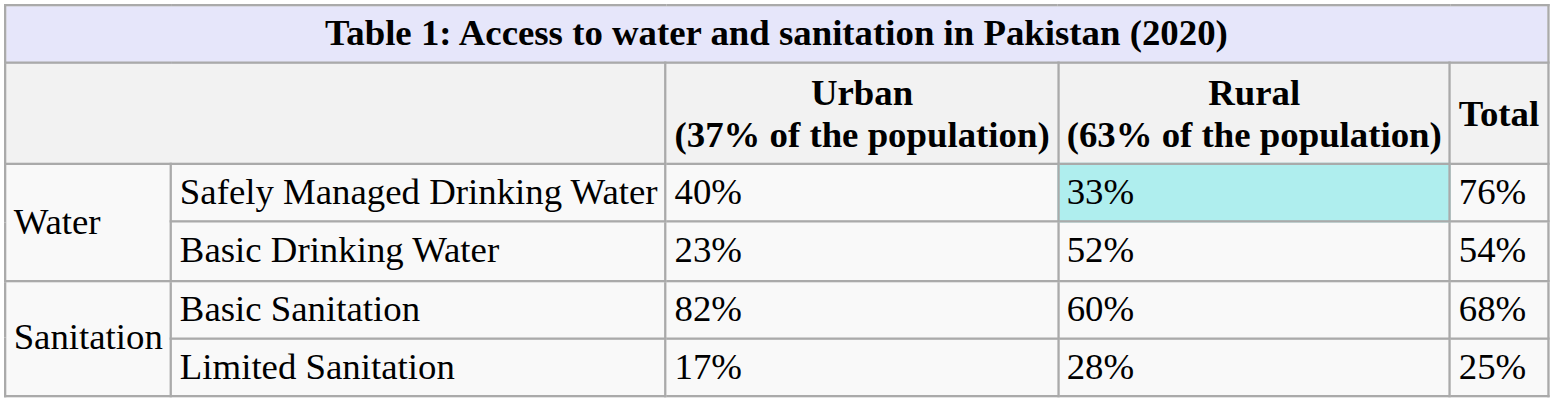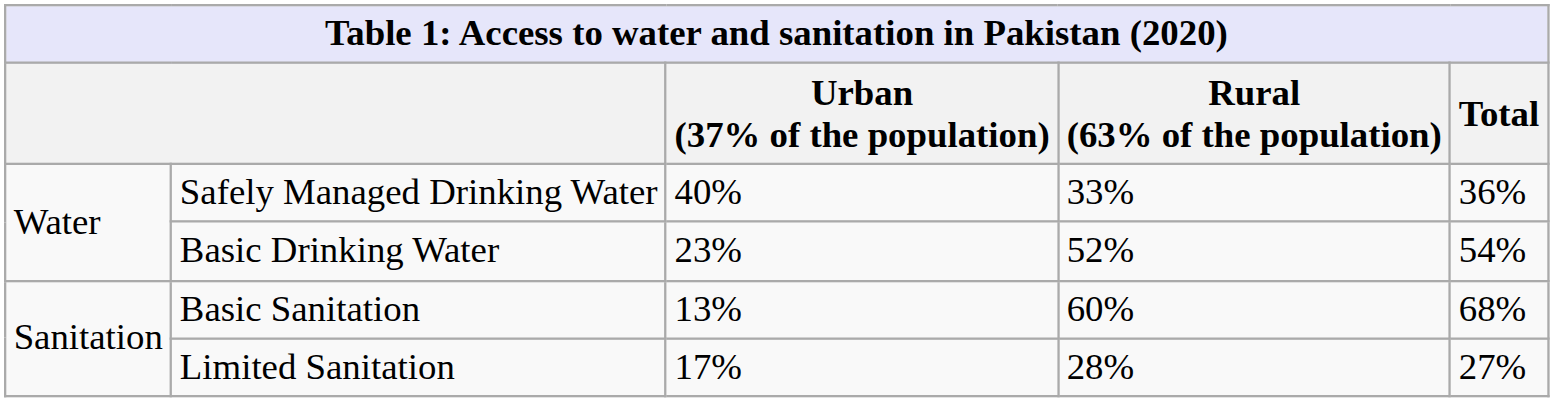(1100, 191) paleturquoise background -> (1100, 191) no background
(1493, 191) 76% -> (1493, 191) 36%
(708, 308) 82% -> (708, 308) 13%
(1493, 366) 25% -> (1493, 366) 27%
